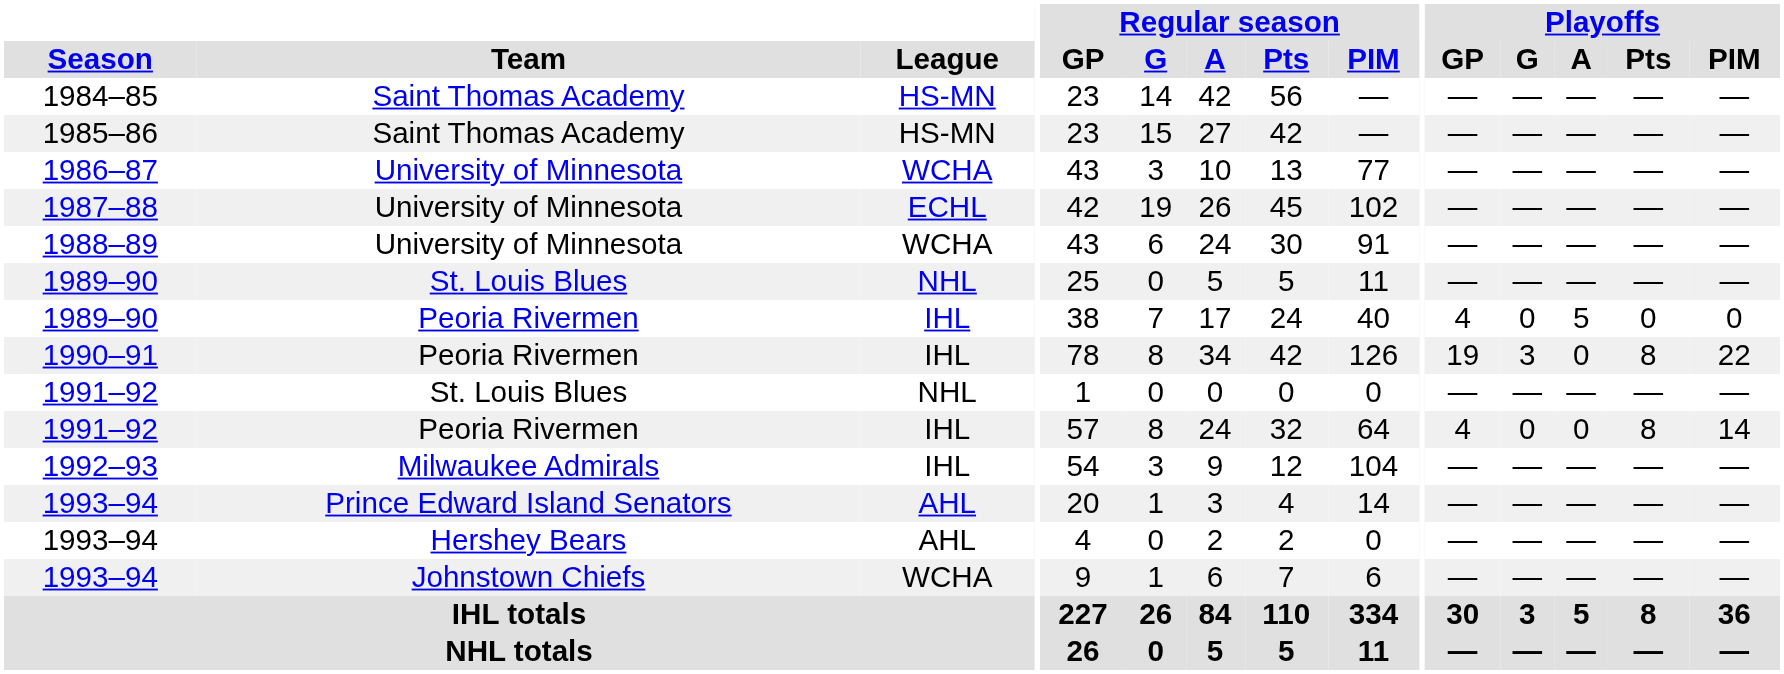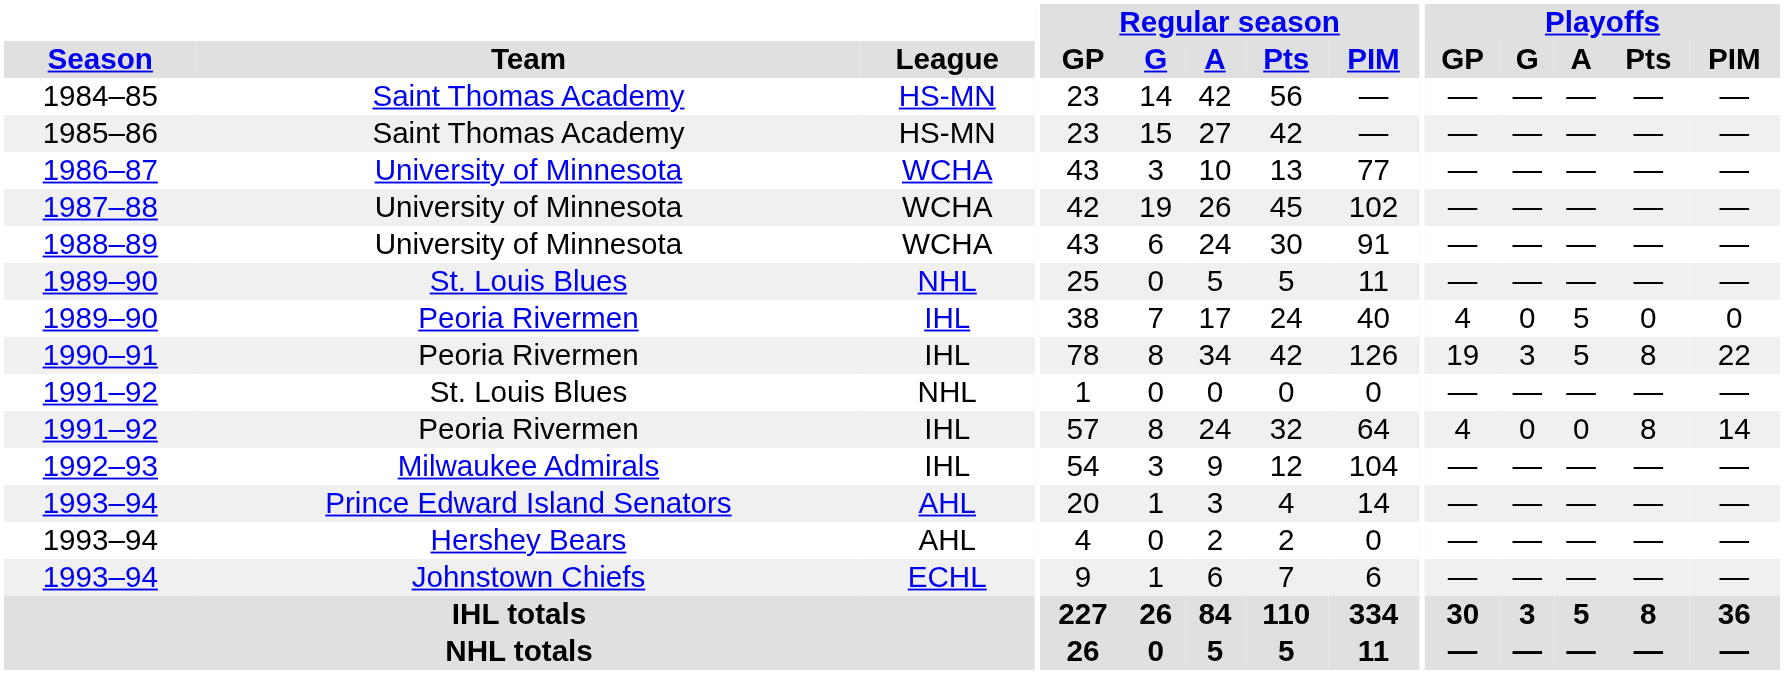(947, 207) ECHL -> (947, 207) WCHA
(1581, 355) 0 -> (1581, 355) 5
(947, 577) WCHA -> (947, 577) ECHL
